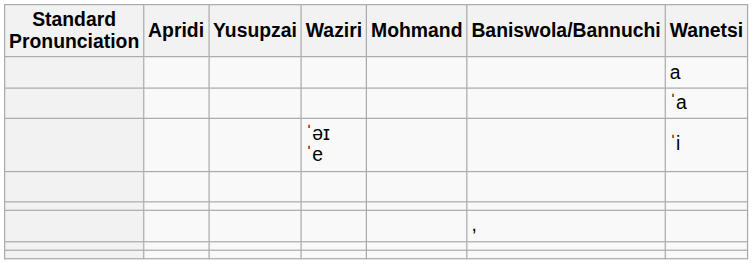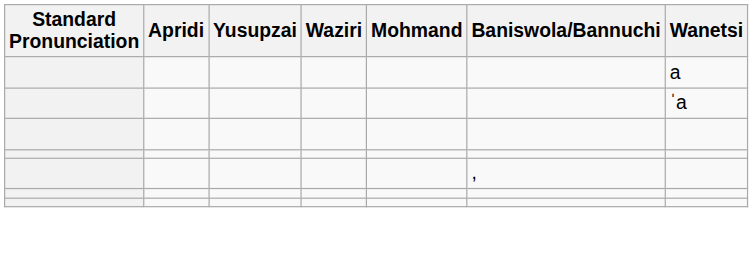- row: (74, 145)
